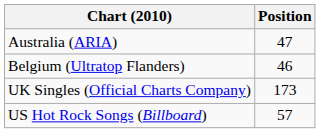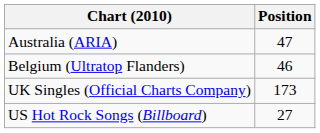(285, 115) 57 -> (285, 115) 27
